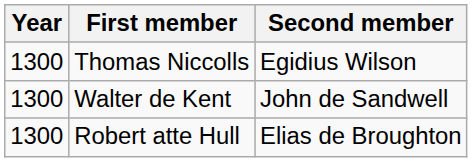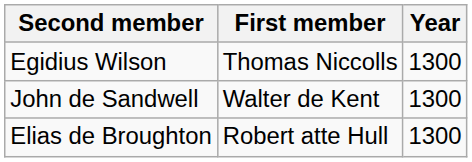columns swapped: (37, 23) <-> (361, 23)
